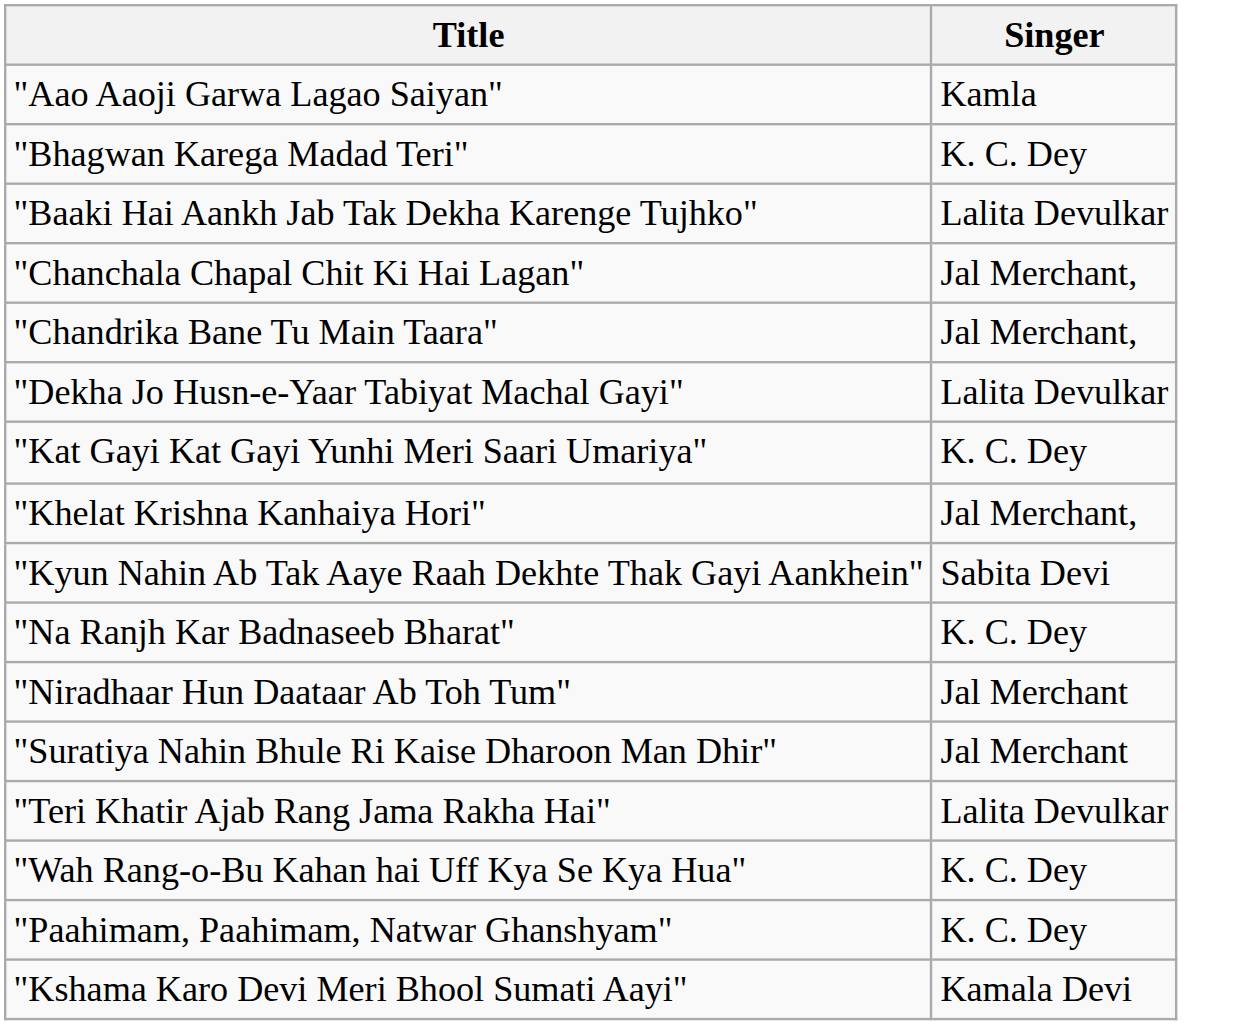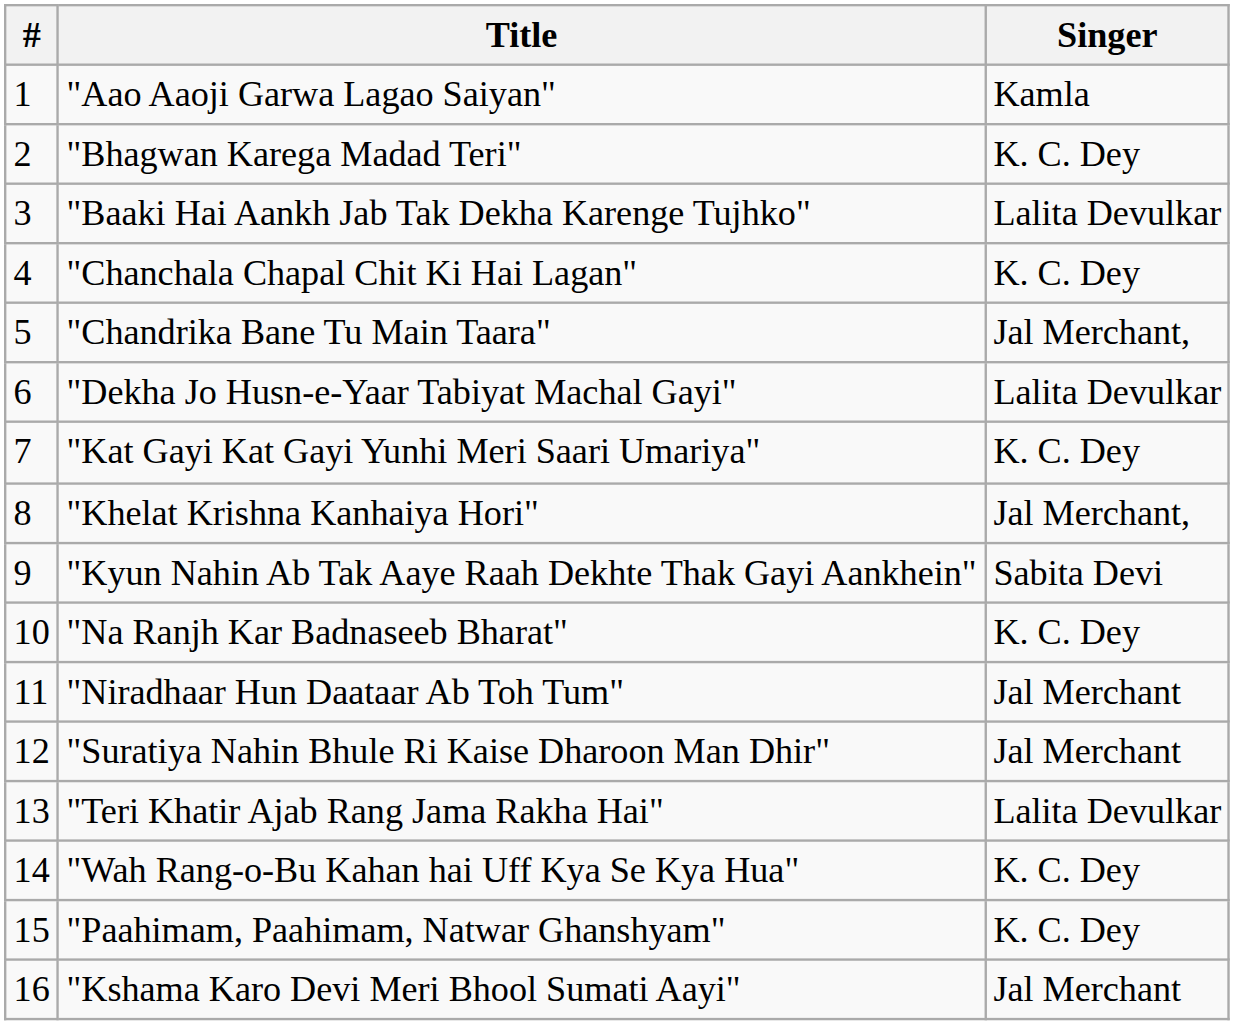+ column: (32, 34)
(1039, 273) Jal Merchant, -> (1067, 273) K. C. Dey
(1036, 988) Kamala Devi -> (1087, 988) Jal Merchant
